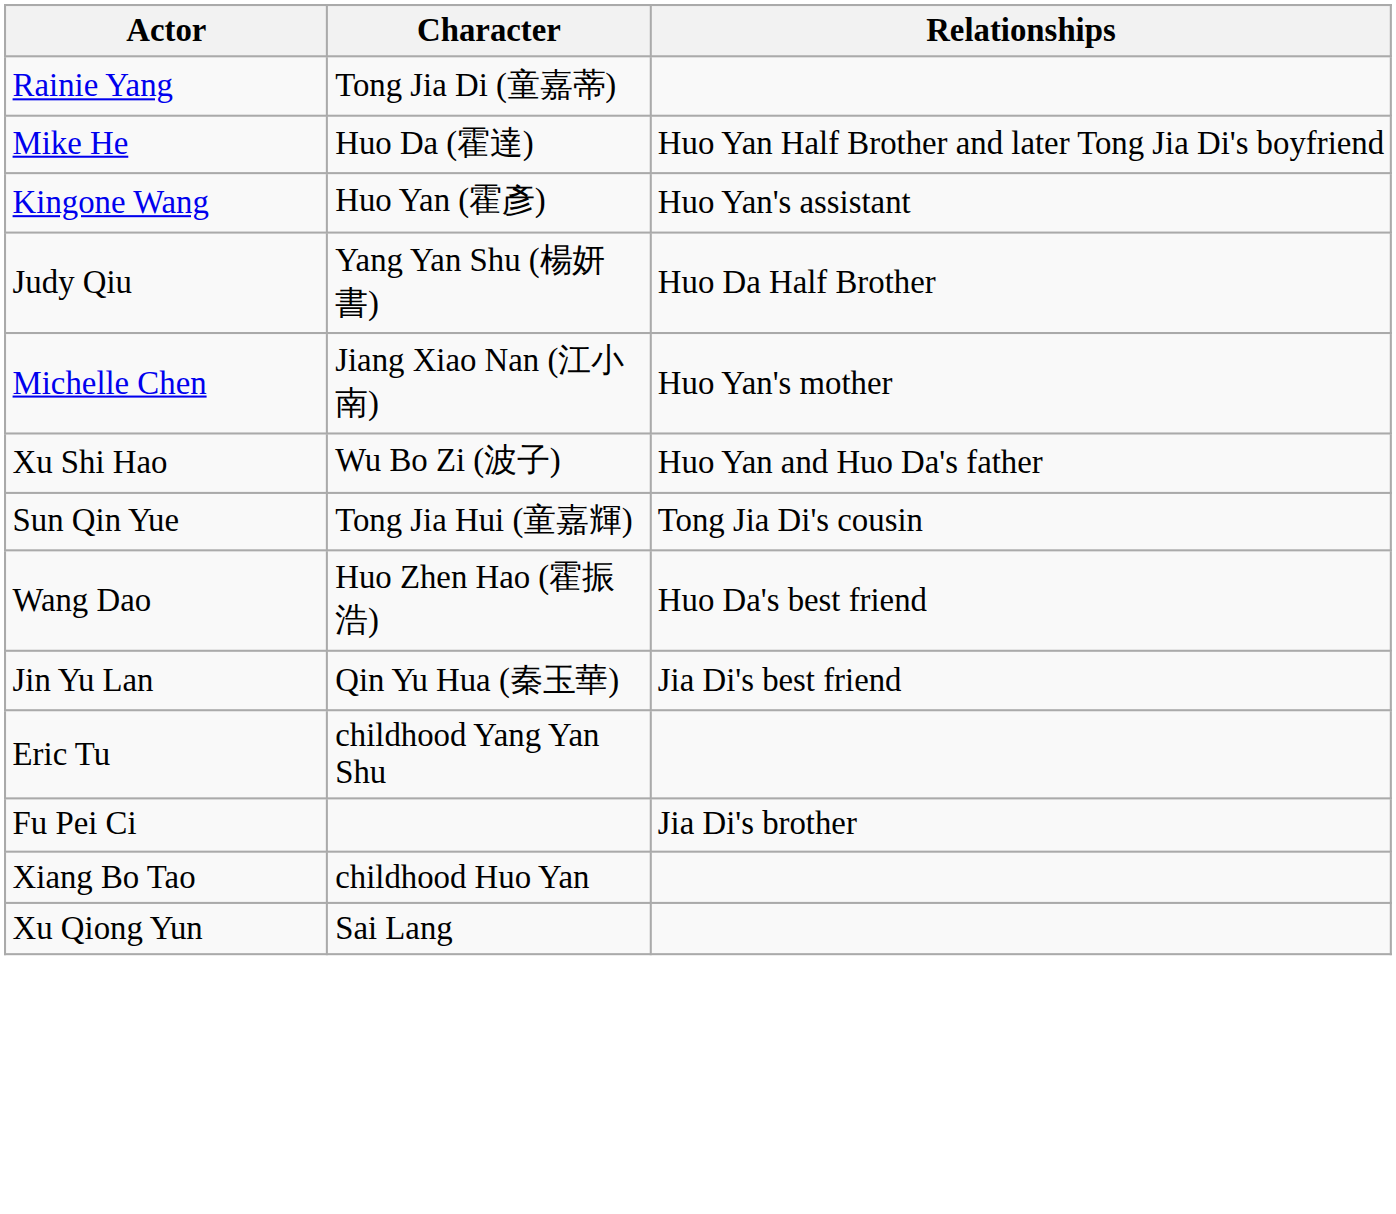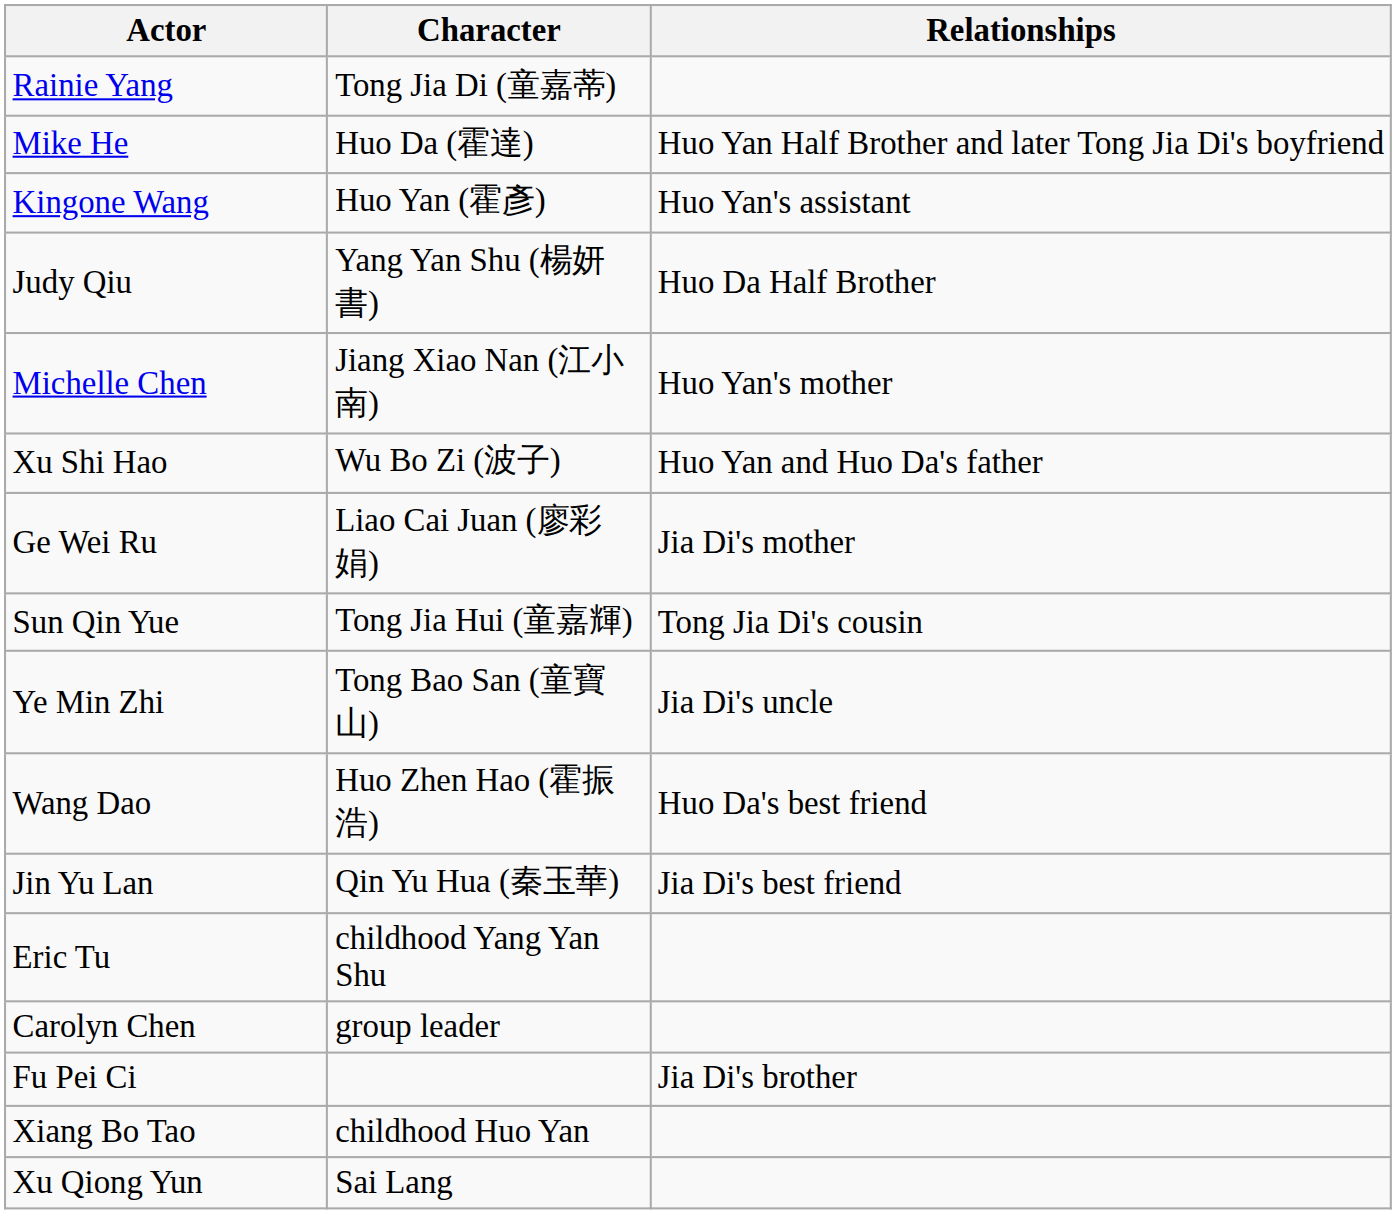+ row: (85, 542)
+ row: (88, 701)
+ row: (104, 1026)
